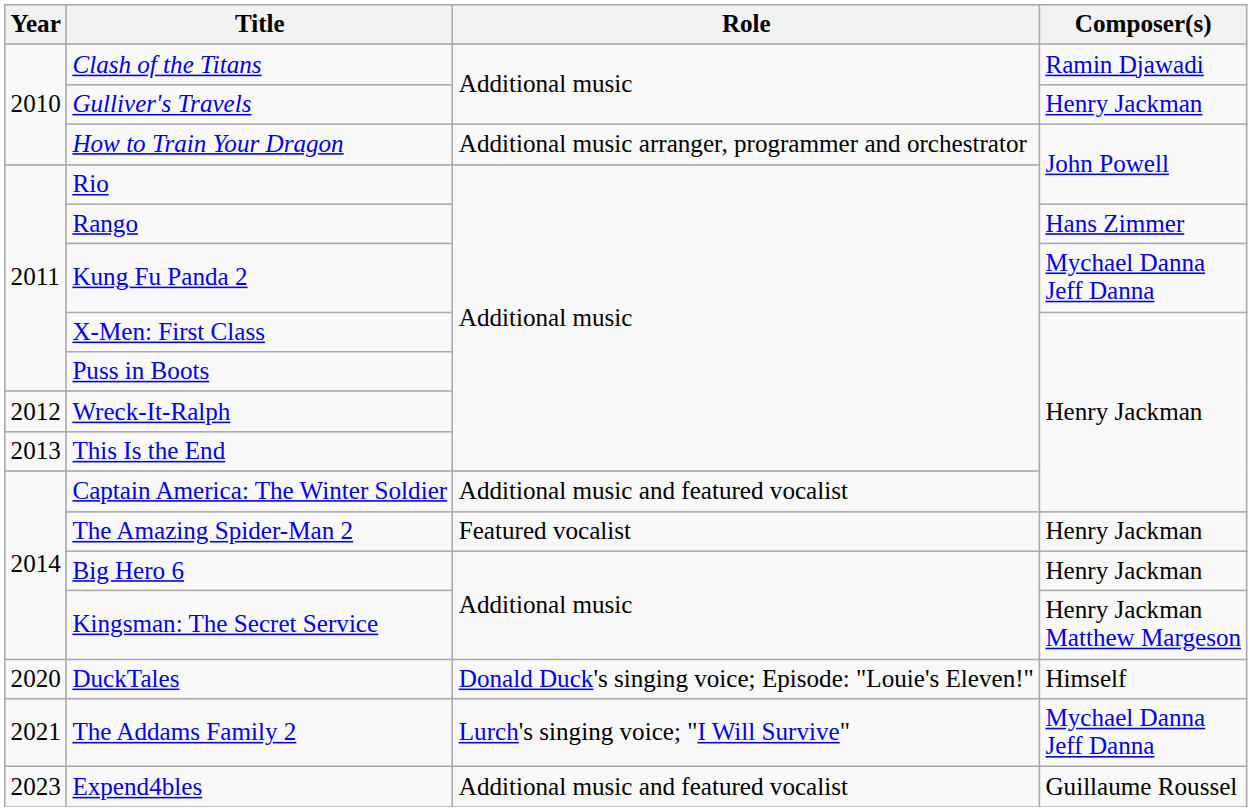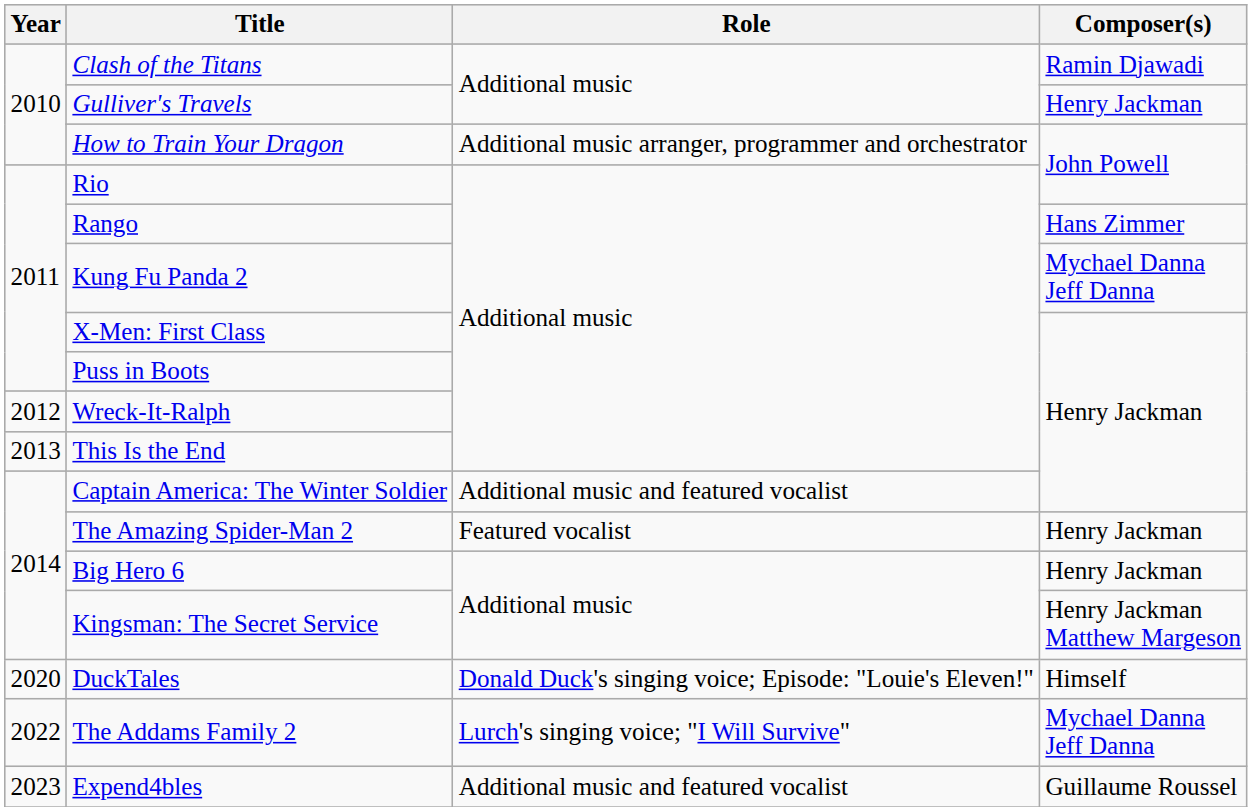(36, 732) 2021 -> (36, 732) 2022
